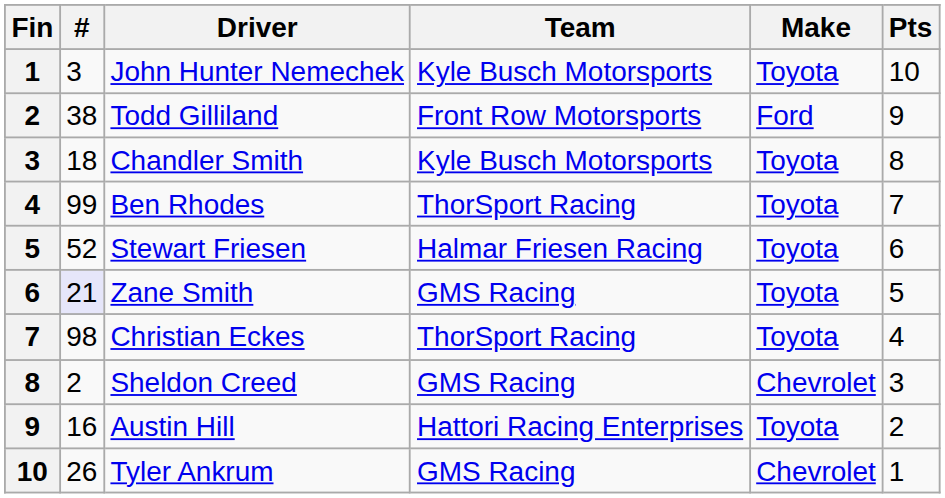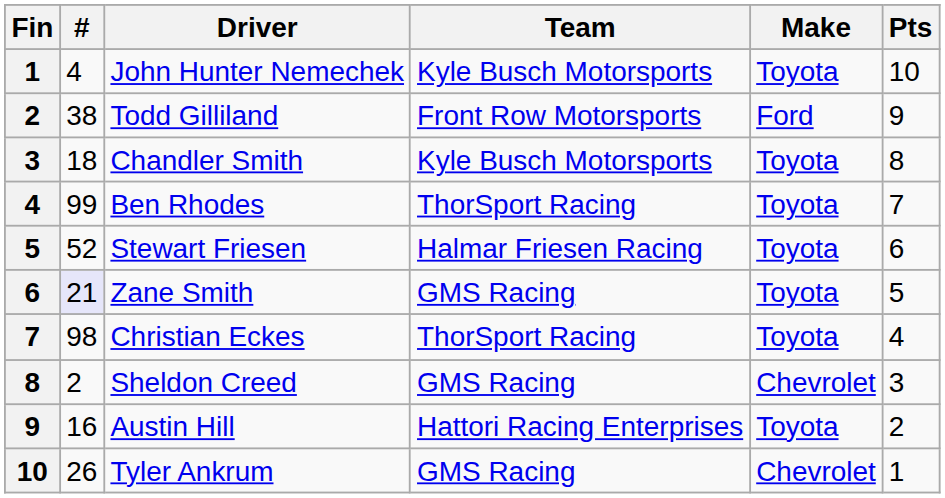(74, 72) 3 -> (74, 72) 4
